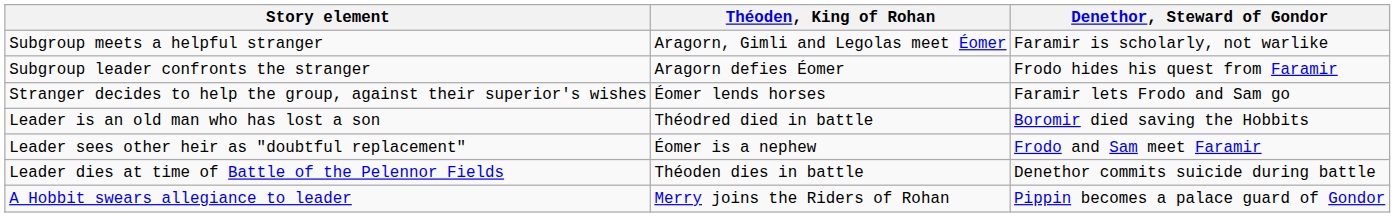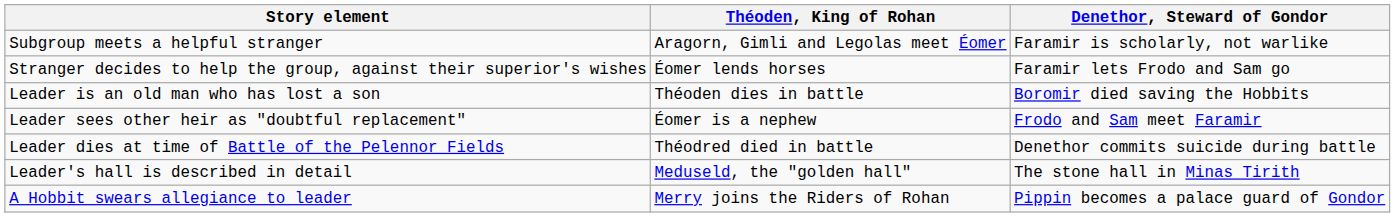- row: (190, 69)
(764, 121) Théodred died in battle -> (759, 95) Théoden dies in battle
(759, 173) Théoden dies in battle -> (764, 147) Théodred died in battle
+ row: (180, 173)
